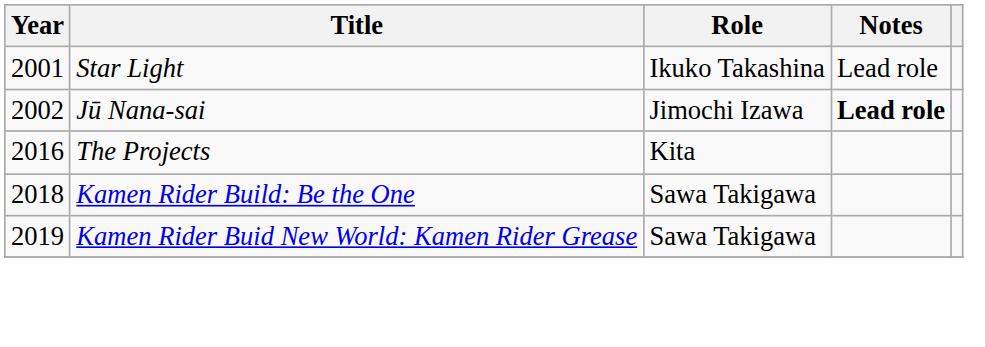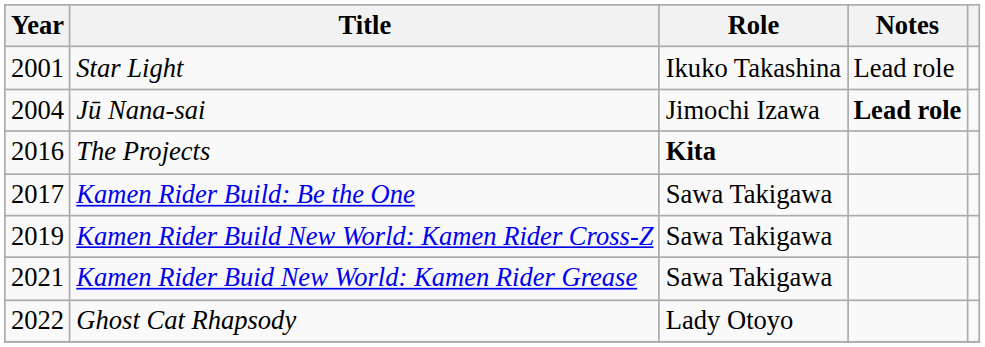(38, 109) 2002 -> (38, 109) 2004
(672, 151) normal -> (691, 151) bold
(38, 194) 2018 -> (38, 194) 2017
+ row: (365, 236)
(38, 236) 2019 -> (38, 278) 2021
+ row: (186, 320)
